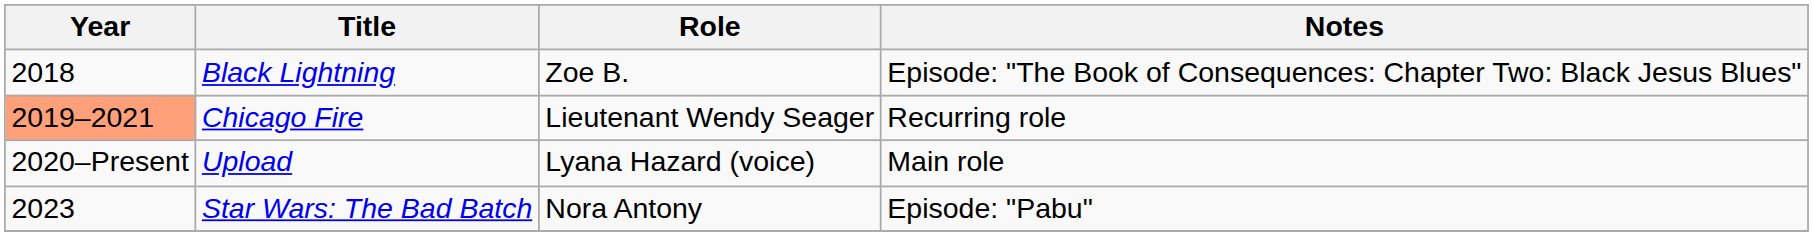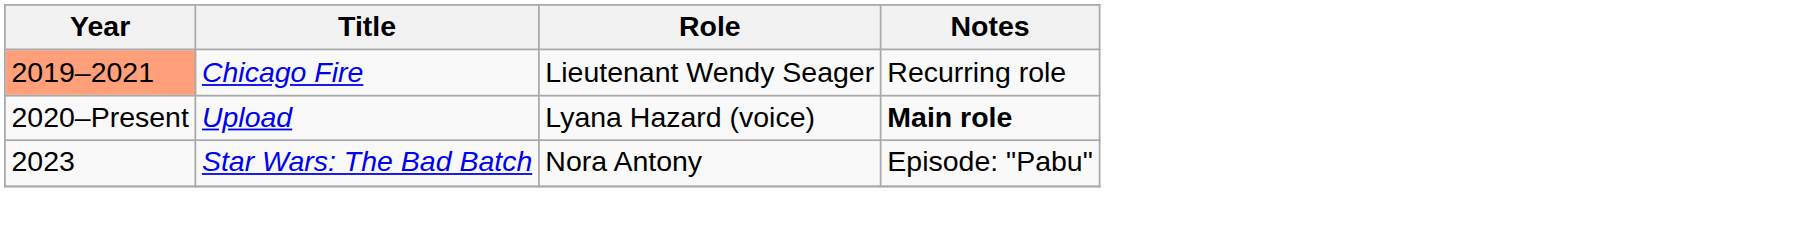- row: (299, 72)
(946, 162) normal -> (950, 117) bold
